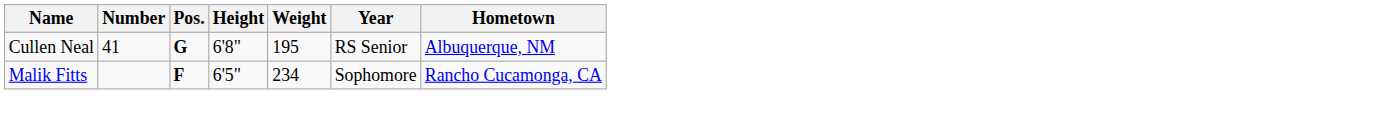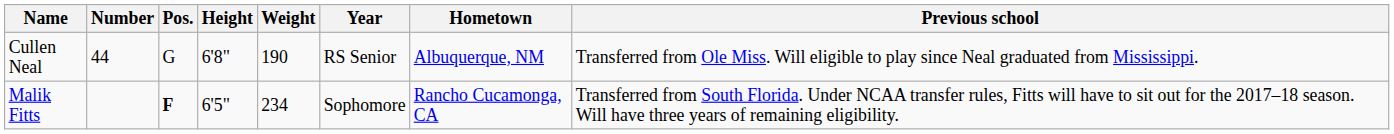+ column: (980, 18)
(111, 46) 41 -> (100, 56) 44
(180, 46) bold -> (169, 56) normal
(286, 46) 195 -> (275, 56) 190
